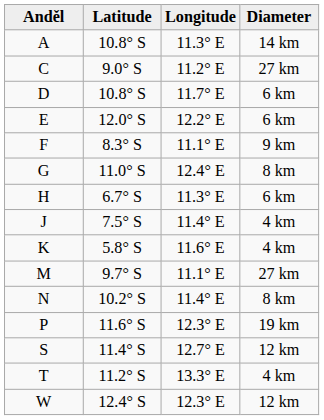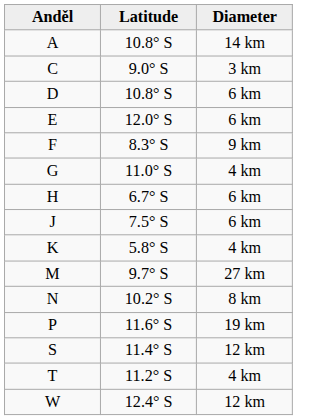- column: (201, 17)
(279, 68) 27 km -> (245, 68) 3 km
(279, 171) 8 km -> (245, 171) 4 km
(279, 222) 4 km -> (245, 222) 6 km
